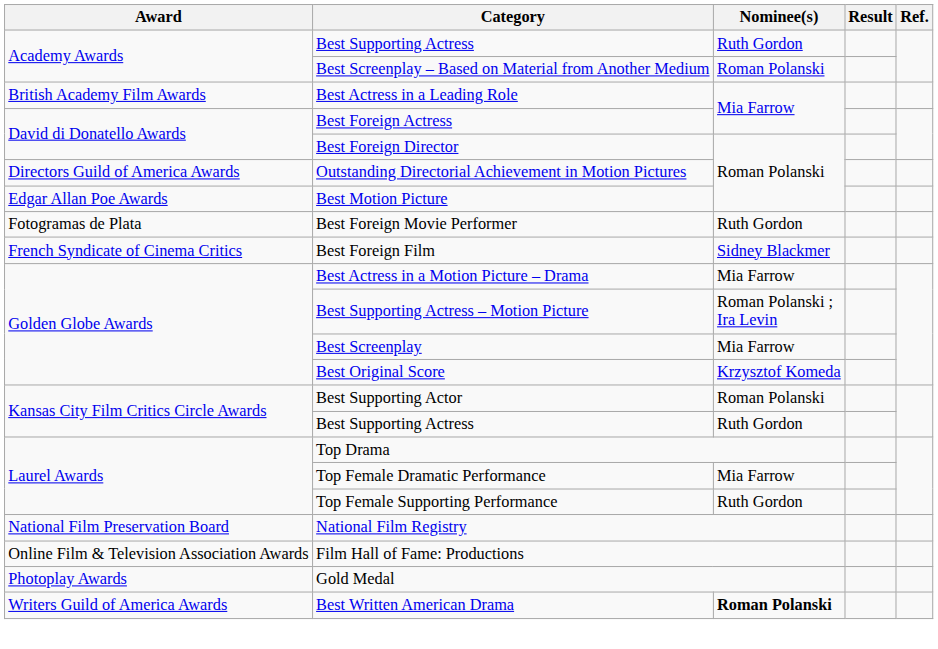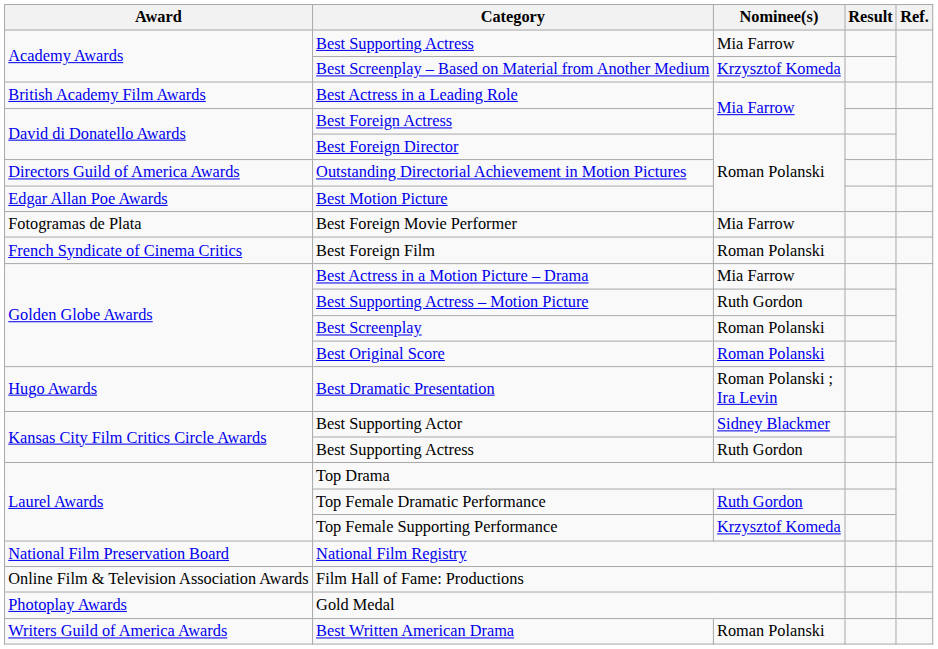(760, 43) Ruth Gordon -> (756, 43) Mia Farrow
(771, 69) Roman Polanski -> (779, 69) Krzysztof Komeda
(760, 224) Ruth Gordon -> (756, 224) Mia Farrow
(773, 250) Sidney Blackmer -> (771, 250) Roman Polanski
(775, 311) Roman Polanski ; Ira Levin -> (760, 302) Ruth Gordon
(756, 346) Mia Farrow -> (771, 328) Roman Polanski
(779, 372) Krzysztof Komeda -> (771, 353) Roman Polanski
+ row: (53, 388)
(771, 398) Roman Polanski -> (773, 424) Sidney Blackmer
(756, 475) Mia Farrow -> (760, 501) Ruth Gordon
(760, 501) Ruth Gordon -> (779, 527) Krzysztof Komeda
(774, 605) bold -> (771, 631) normal
